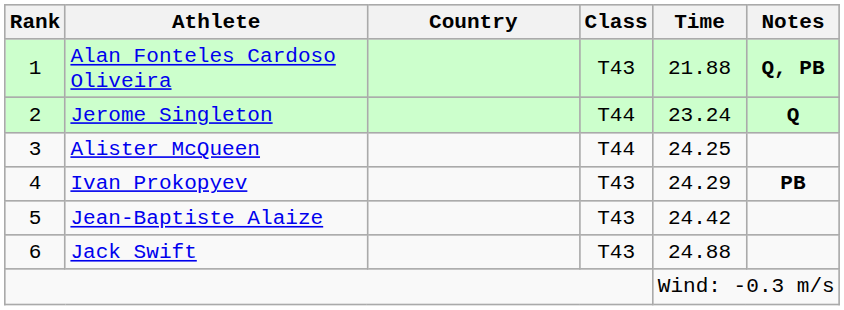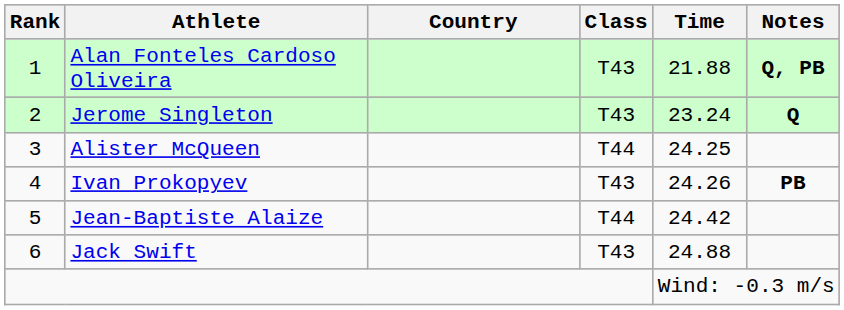(616, 115) T44 -> (616, 115) T43
(700, 184) 24.29 -> (700, 184) 24.26
(616, 218) T43 -> (616, 218) T44
